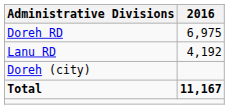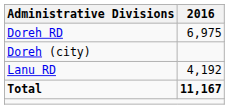rows swapped: (32, 52) <-> (49, 70)
